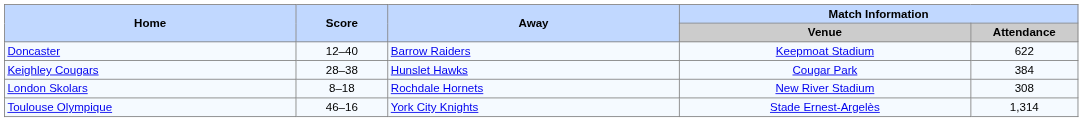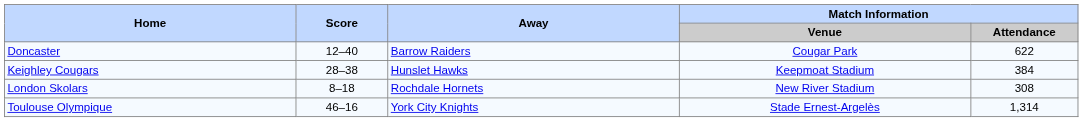(825, 51) Keepmoat Stadium -> (825, 51) Cougar Park
(825, 70) Cougar Park -> (825, 70) Keepmoat Stadium
